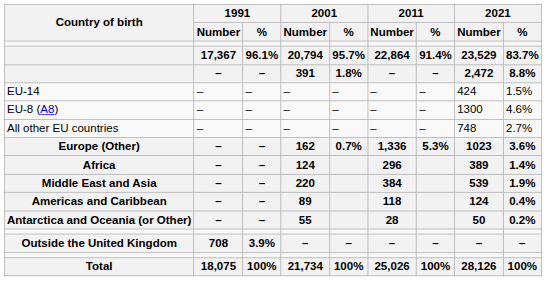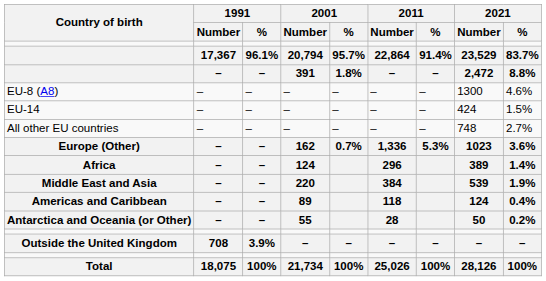rows swapped: (23, 92) <-> (33, 110)
